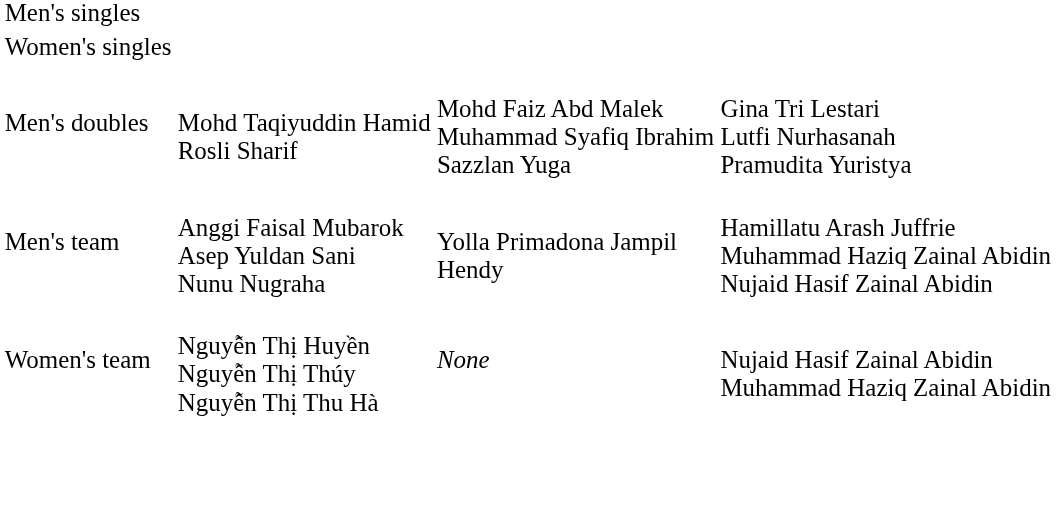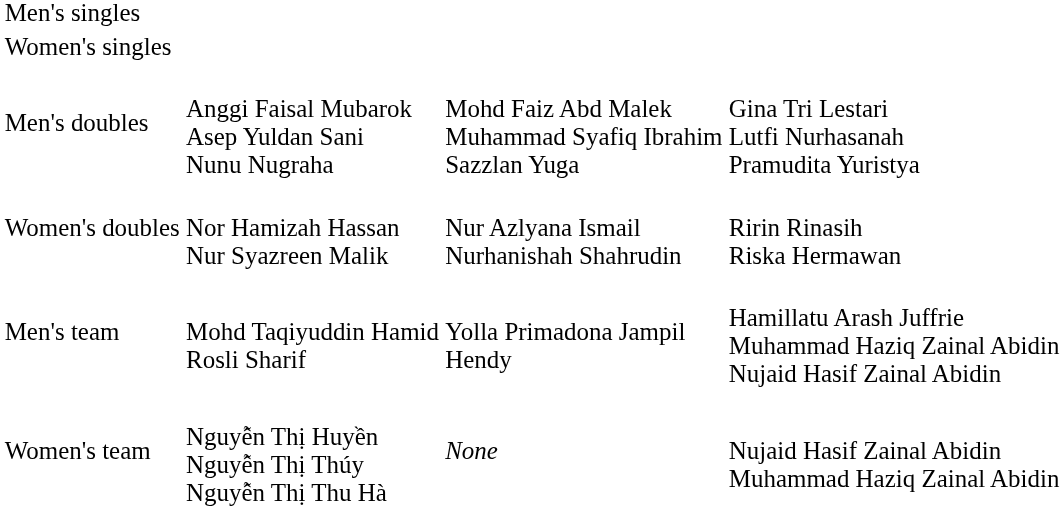(304, 137) Mohd Taqiyuddin Hamid Rosli Sharif -> (299, 137) Anggi Faisal Mubarok Asep Yuldan Sani Nunu Nugraha
+ row: (92, 227)
(291, 255) Anggi Faisal Mubarok Asep Yuldan Sani Nunu Nugraha -> (312, 346) Mohd Taqiyuddin Hamid Rosli Sharif
